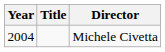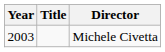(21, 36) 2004 -> (21, 36) 2003
